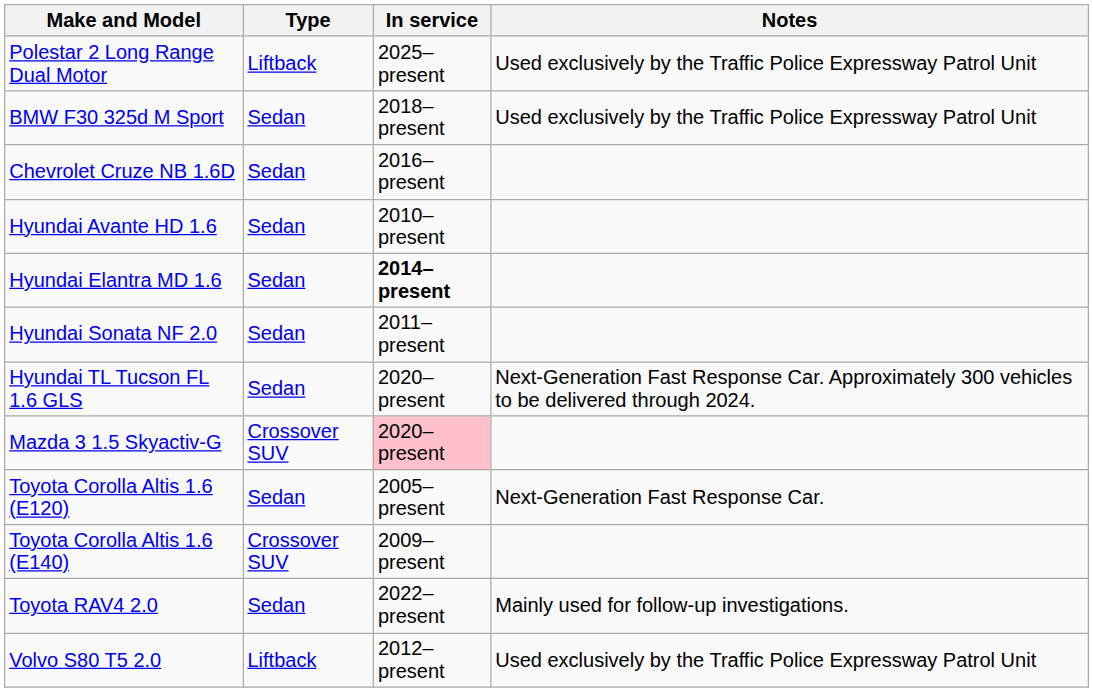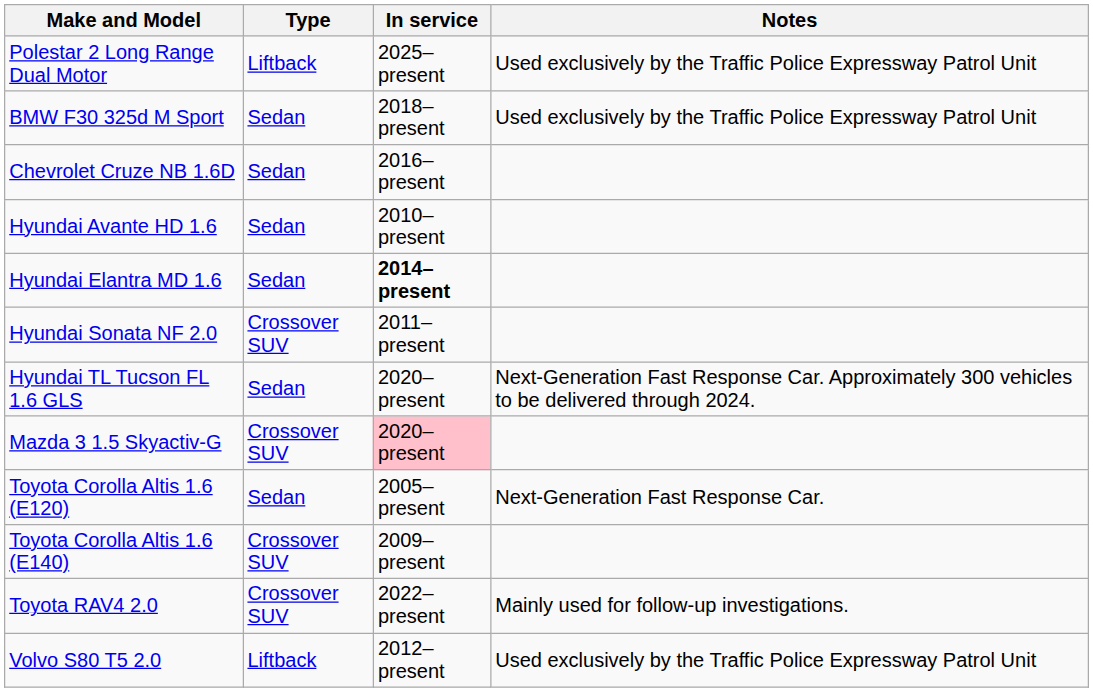(276, 334) Sedan -> (293, 334) Crossover SUV
(276, 605) Sedan -> (293, 605) Crossover SUV
